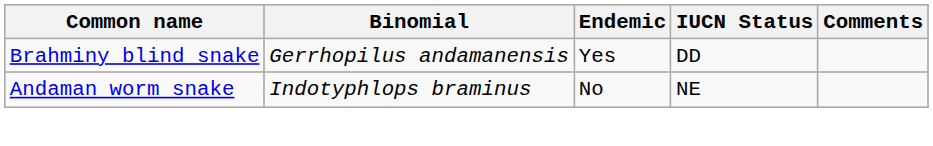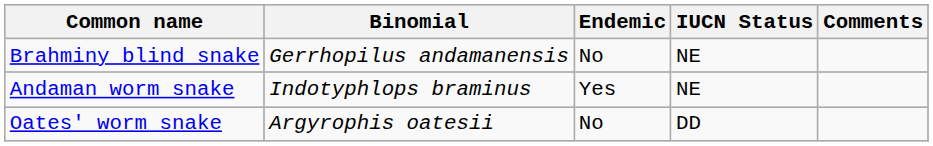(598, 56) Yes -> (591, 56) No
(689, 56) DD -> (689, 56) NE
(591, 90) No -> (598, 90) Yes
+ row: (116, 123)
